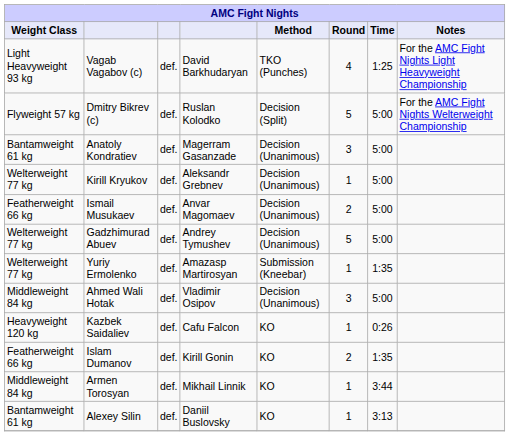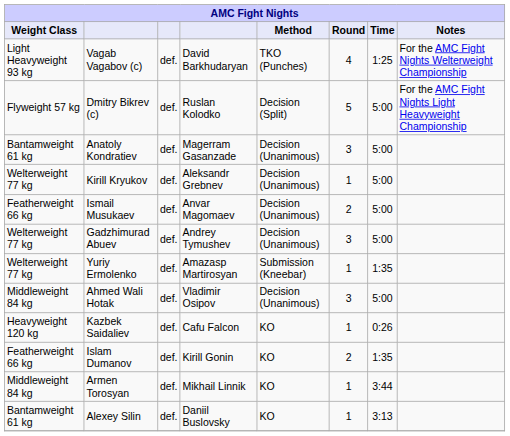(442, 66) For the AMC Fight Nights Light Heavyweight Championship -> (446, 60) For the AMC Fight Nights Welterweight Championship
(446, 114) For the AMC Fight Nights Welterweight Championship -> (442, 108) For the AMC Fight Nights Light Heavyweight Championship
(349, 238) 5 -> (349, 238) 3
